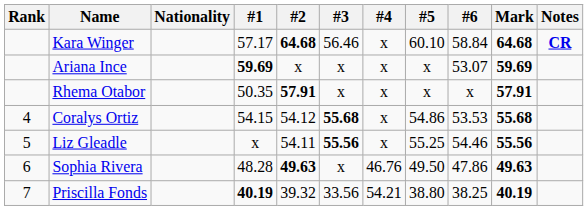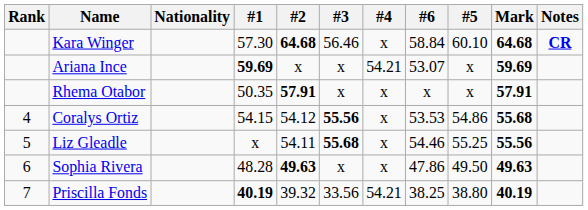columns swapped: (427, 17) <-> (470, 17)
(255, 42) 57.17 -> (255, 42) 57.30
(384, 67) x -> (384, 67) 54.21
(341, 117) 55.68 -> (341, 117) 55.56
(341, 142) 55.56 -> (341, 142) 55.68
(384, 167) 46.76 -> (384, 167) x
